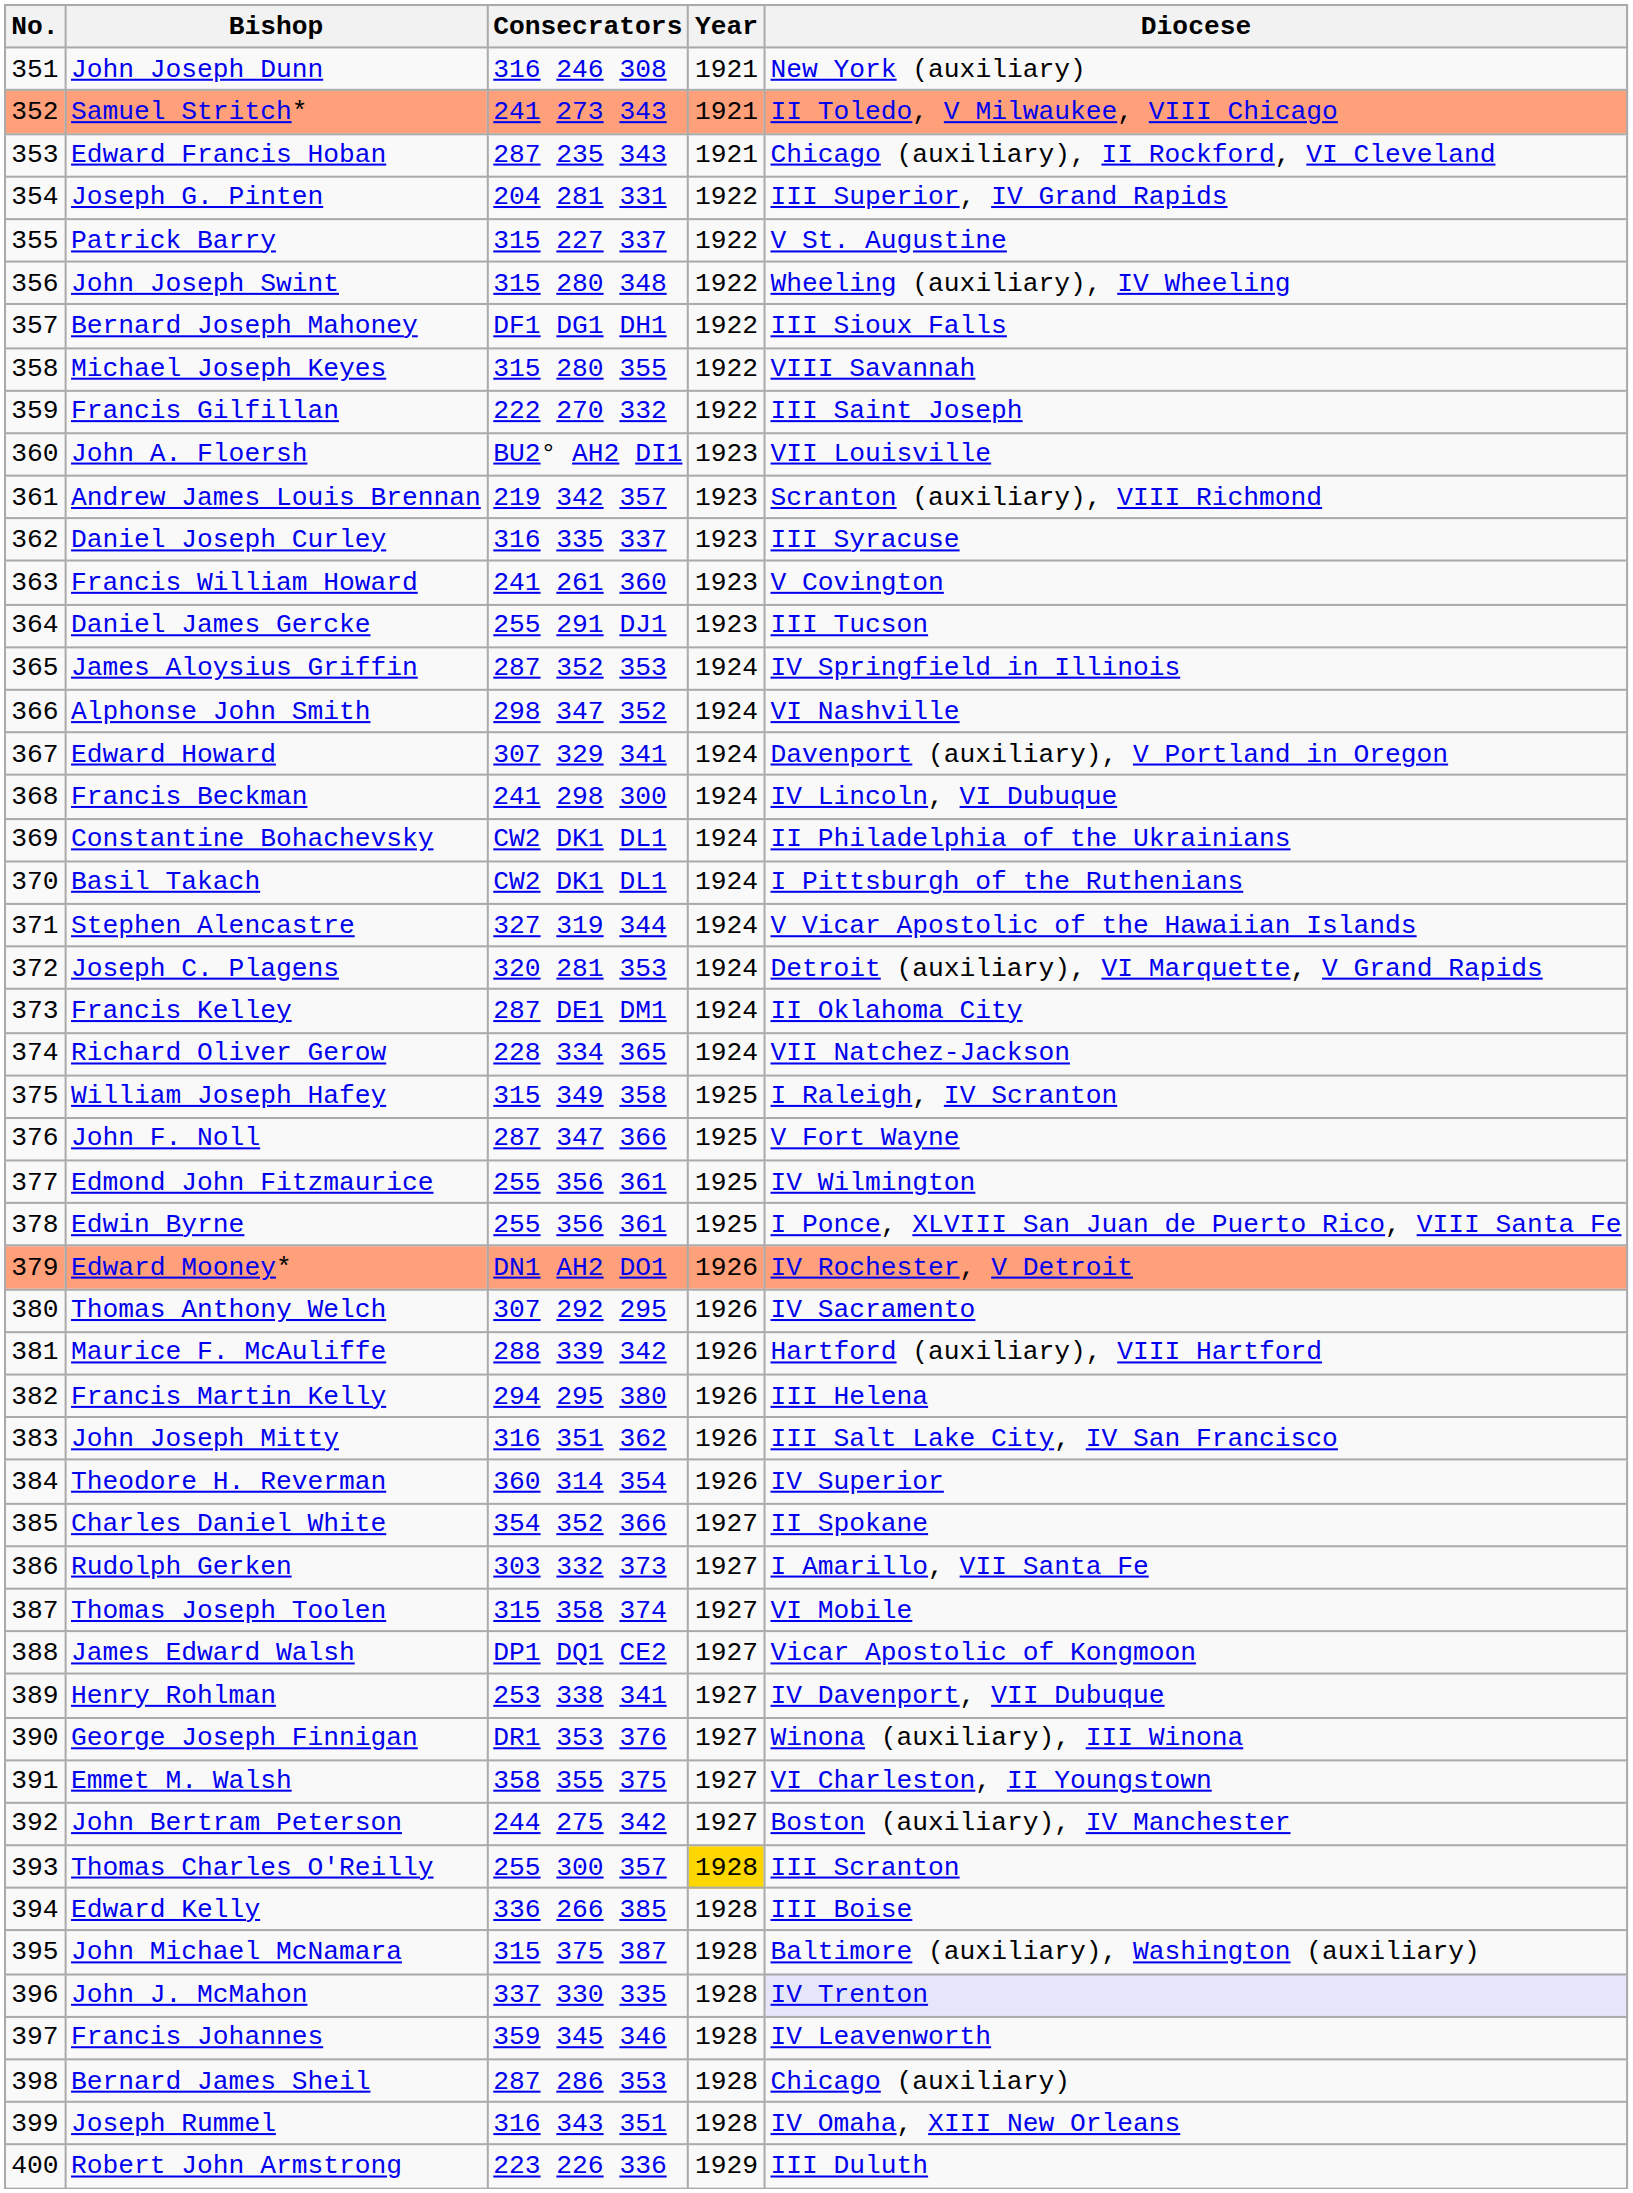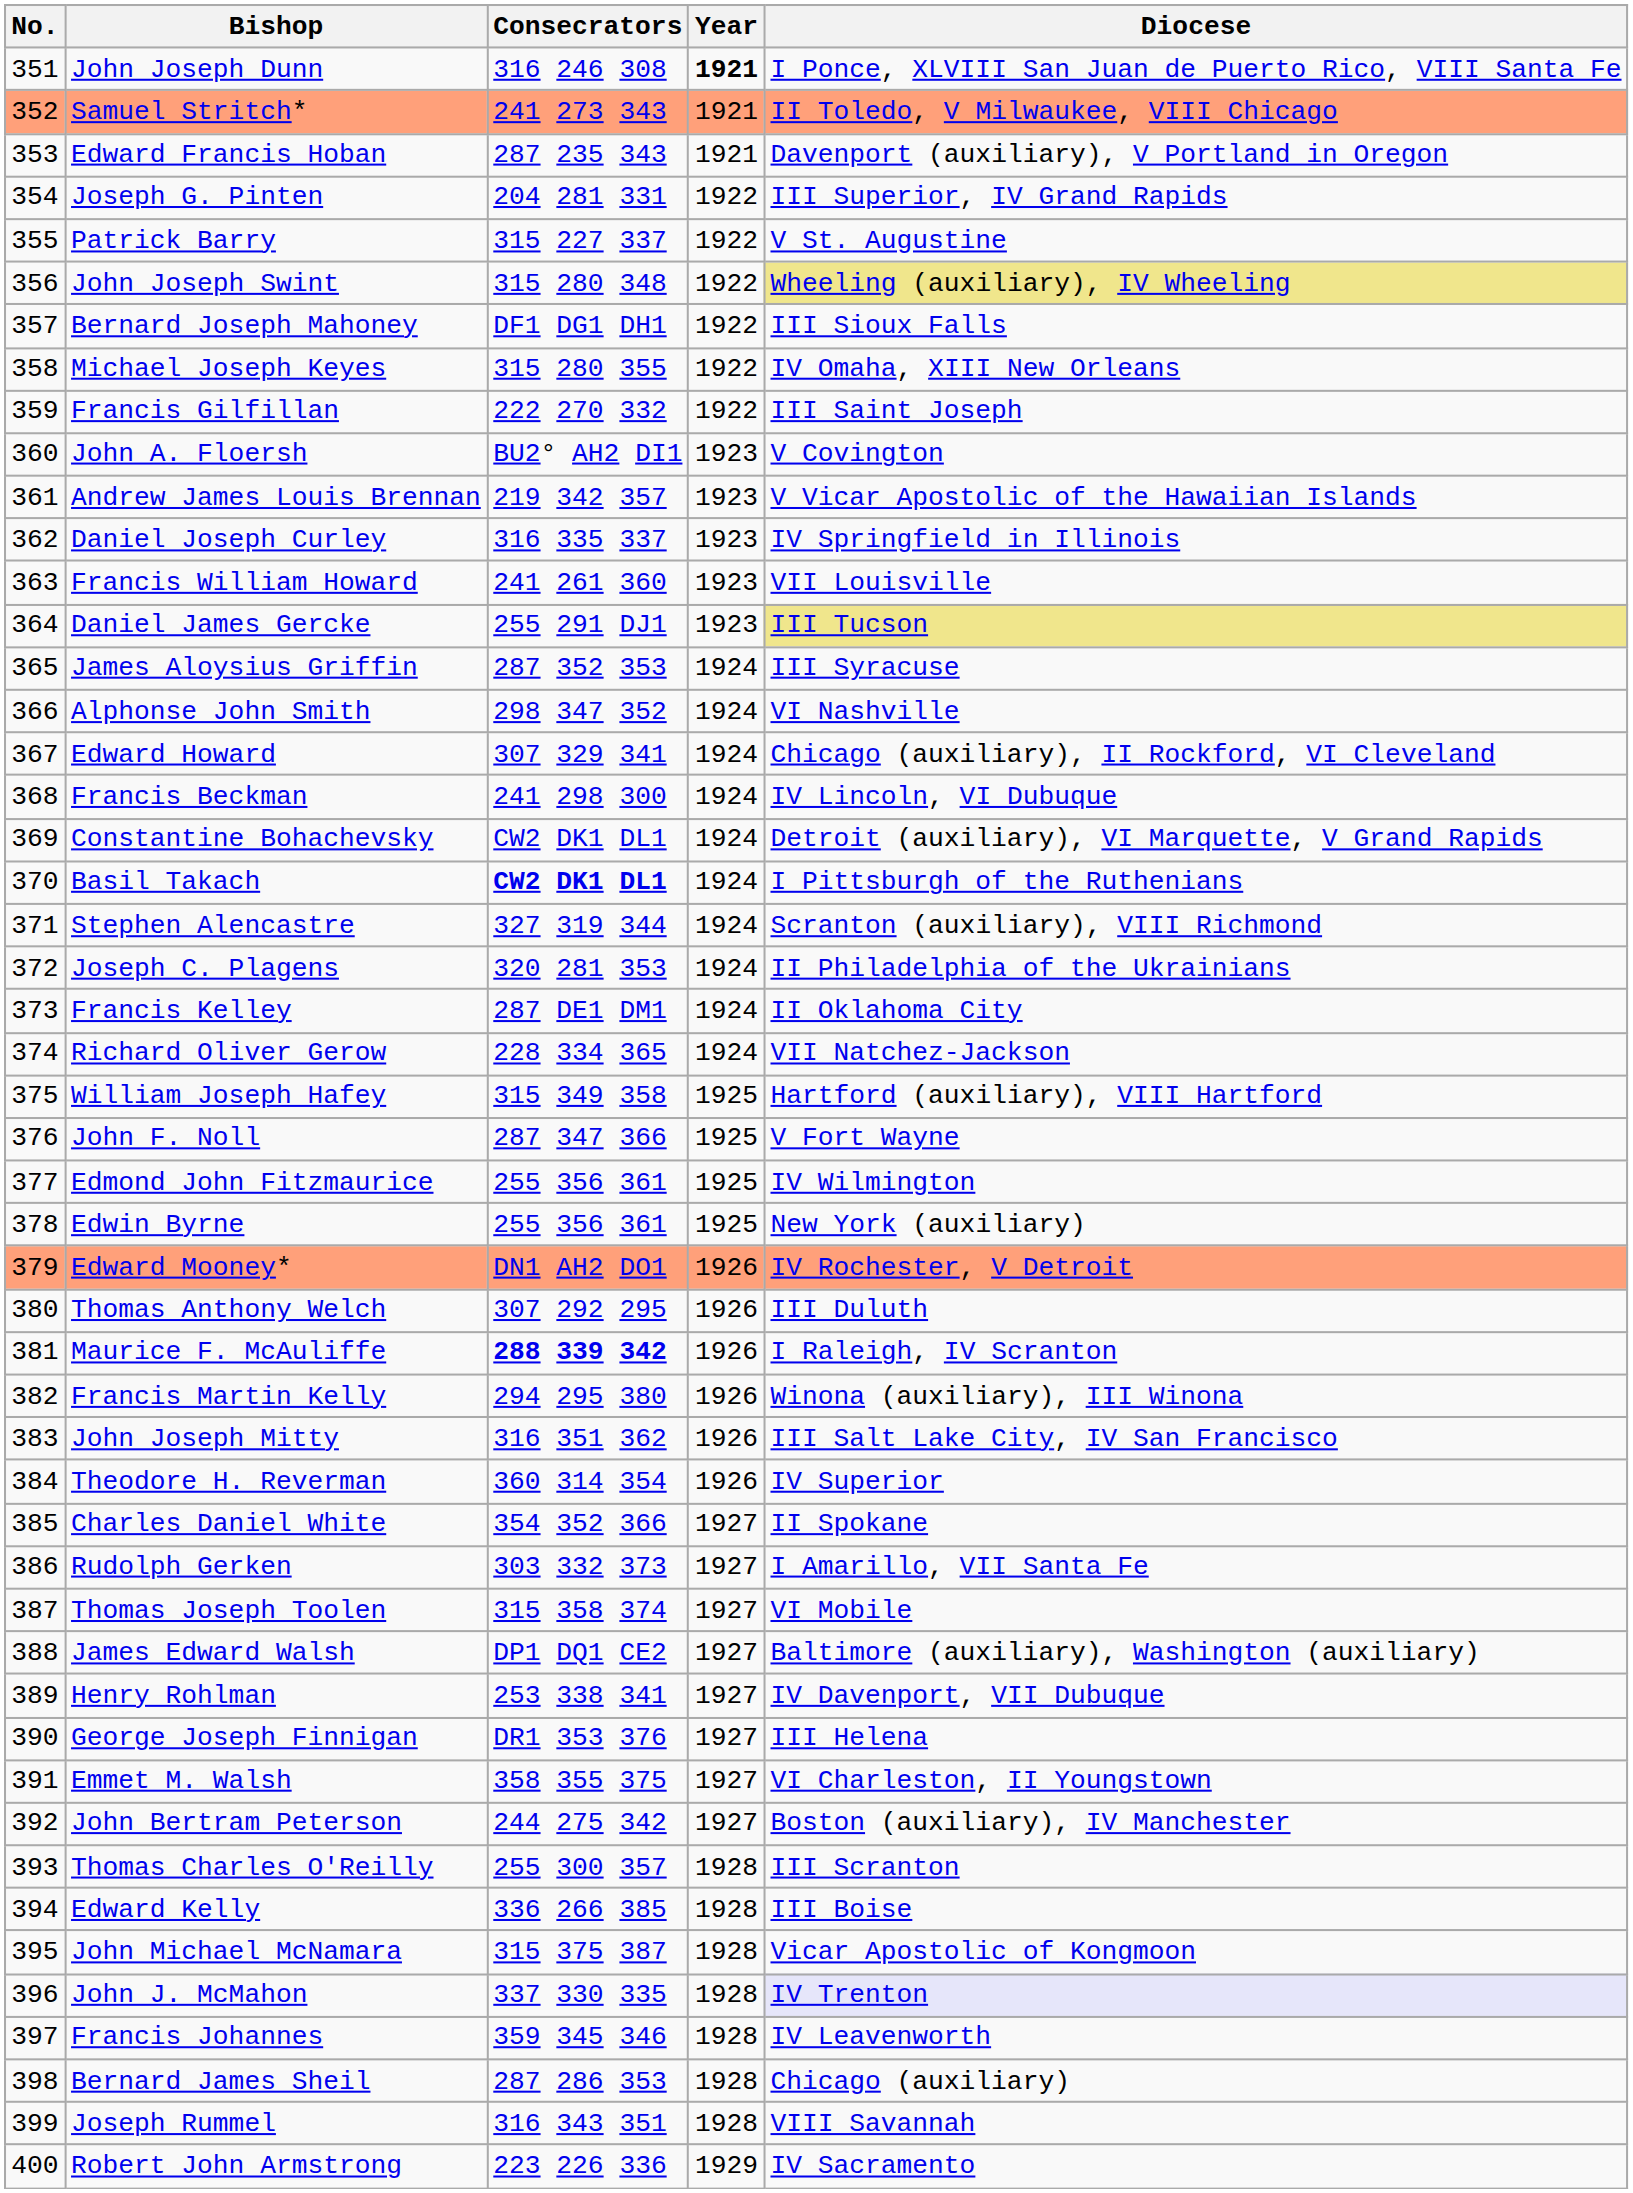(726, 69) normal -> (726, 69) bold
(928, 69) New York (auxiliary) -> (1196, 69) I Ponce, XLVIII San Juan de Puerto Rico, VIII Santa Fe
(1133, 155) Chicago (auxiliary), II Rockford, VI Cleveland -> (1109, 155) Davenport (auxiliary), V Portland in Oregon
(1031, 283) no background -> (1031, 283) khaki background
(873, 369) VIII Savannah -> (975, 369) IV Omaha, XIII New Orleans
(881, 454) VII Louisville -> (857, 454) V Covington
(1046, 497) Scranton (auxiliary), VIII Richmond -> (1094, 497) V Vicar Apostolic of the Hawaiian Islands
(865, 540) III Syracuse -> (975, 540) IV Springfield in Illinois
(857, 583) V Covington -> (881, 583) VII Louisville
(849, 626) no background -> (849, 626) khaki background
(975, 668) IV Springfield in Illinois -> (865, 668) III Syracuse
(1109, 754) Davenport (auxiliary), V Portland in Oregon -> (1133, 754) Chicago (auxiliary), II Rockford, VI Cleveland
(1031, 840) II Philadelphia of the Ukrainians -> (1157, 840) Detroit (auxiliary), VI Marquette, V Grand Rapids
(580, 882) normal -> (580, 882) bold
(1094, 925) V Vicar Apostolic of the Hawaiian Islands -> (1046, 925) Scranton (auxiliary), VIII Richmond
(1157, 968) Detroit (auxiliary), VI Marquette, V Grand Rapids -> (1031, 968) II Philadelphia of the Ukrainians
(944, 1096) I Raleigh, IV Scranton -> (1046, 1096) Hartford (auxiliary), VIII Hartford
(1196, 1225) I Ponce, XLVIII San Juan de Puerto Rico, VIII Santa Fe -> (928, 1225) New York (auxiliary)
(873, 1310) IV Sacramento -> (849, 1310) III Duluth
(580, 1353) normal -> (580, 1353) bold
(1046, 1353) Hartford (auxiliary), VIII Hartford -> (944, 1353) I Raleigh, IV Scranton
(849, 1396) III Helena -> (1007, 1396) Winona (auxiliary), III Winona
(983, 1653) Vicar Apostolic of Kongmoon -> (1125, 1653) Baltimore (auxiliary), Washington (auxiliary)
(1007, 1738) Winona (auxiliary), III Winona -> (849, 1738) III Helena
(726, 1867) gold background -> (726, 1867) no background
(1125, 1952) Baltimore (auxiliary), Washington (auxiliary) -> (983, 1952) Vicar Apostolic of Kongmoon
(975, 2124) IV Omaha, XIII New Orleans -> (873, 2124) VIII Savannah
(849, 2166) III Duluth -> (873, 2166) IV Sacramento
